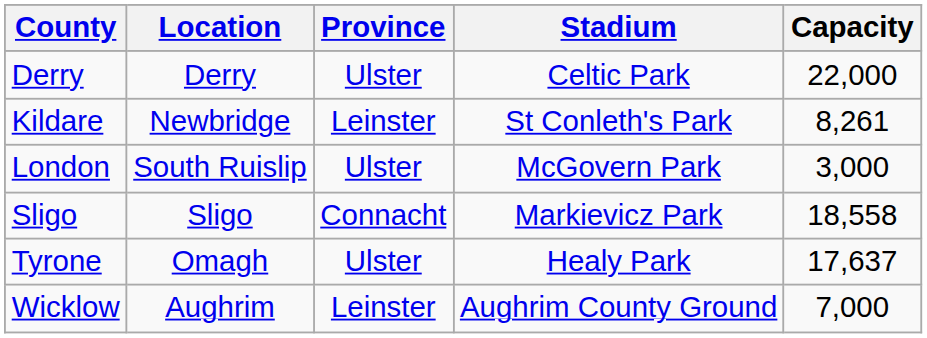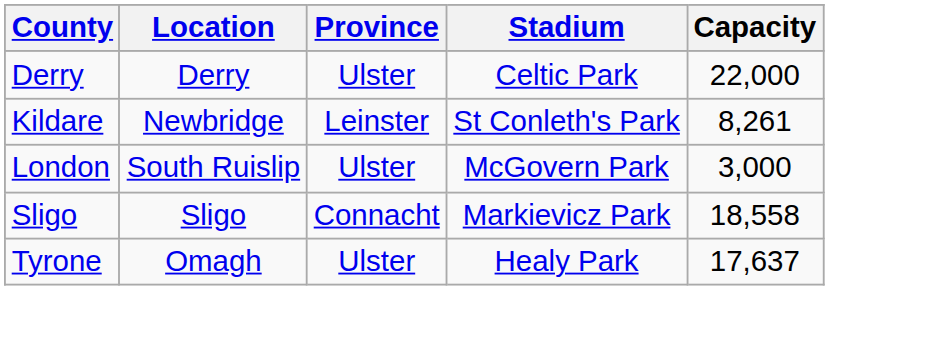- row: (66, 307)
